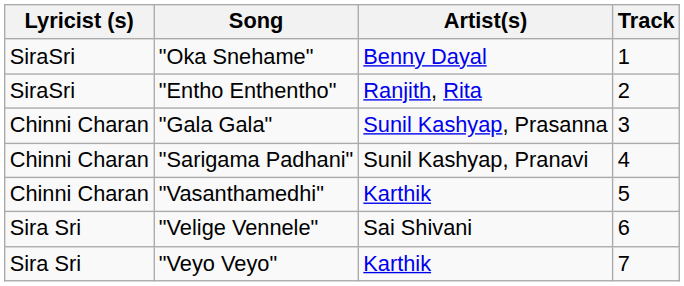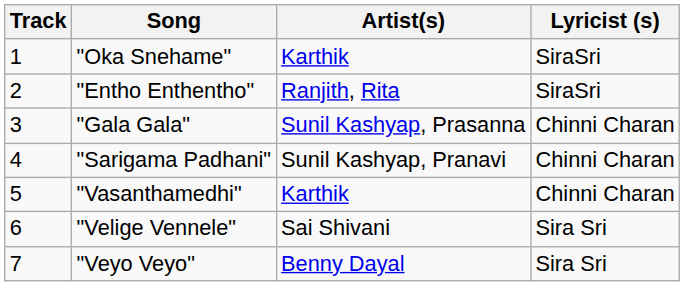columns swapped: (646, 21) <-> (79, 21)
(425, 56) Benny Dayal -> (315, 56) Karthik
(397, 263) Karthik -> (343, 263) Benny Dayal
